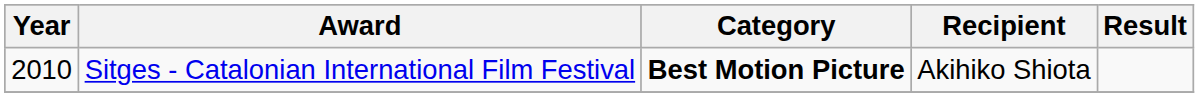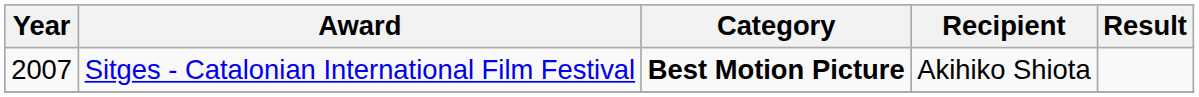(42, 69) 2010 -> (42, 69) 2007
